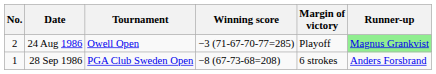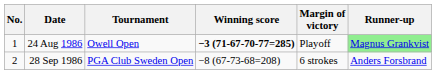(15, 43) 2 -> (15, 43) 1
(246, 43) normal -> (246, 43) bold
(15, 61) 1 -> (15, 61) 2
